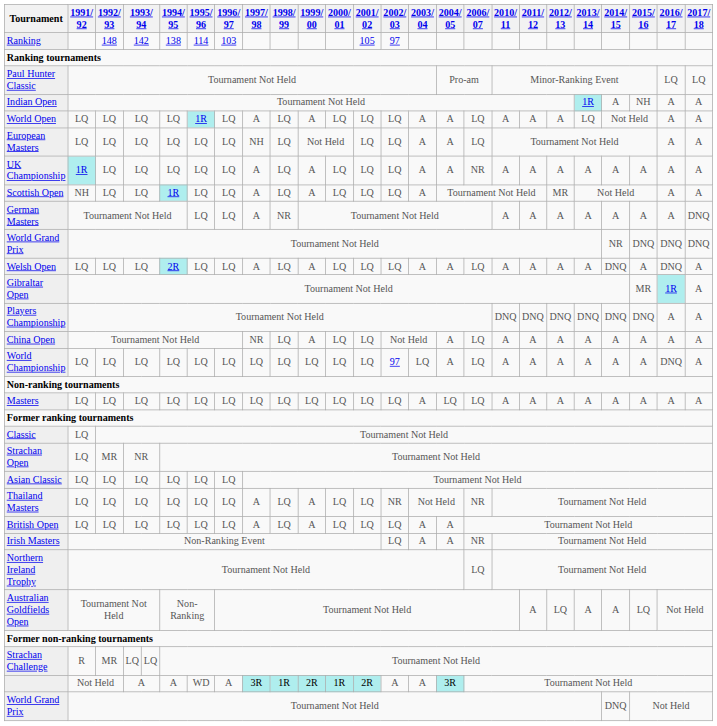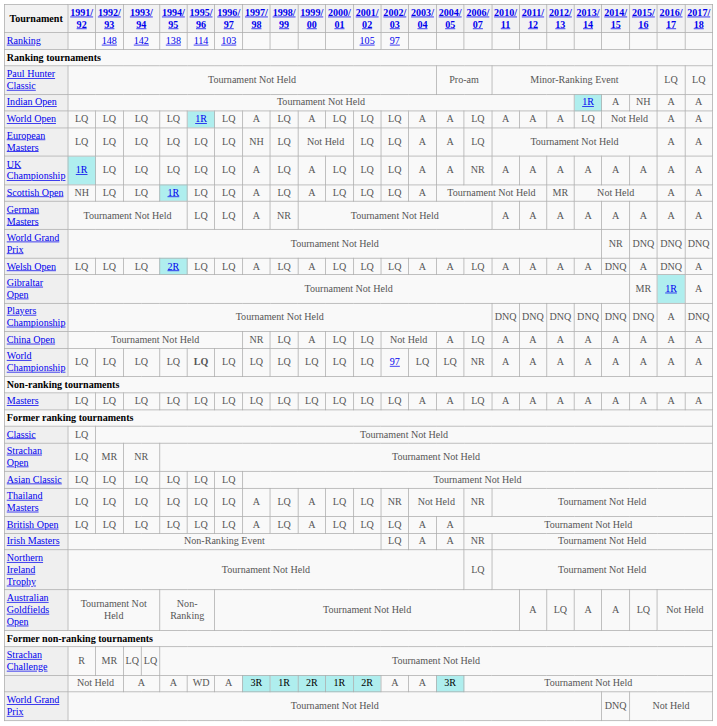(699, 215) DNQ -> (699, 215) A
(699, 317) A -> (699, 317) DNQ
(201, 362) normal -> (201, 362) bold
(450, 362) A -> (450, 362) LQ
(478, 362) LQ -> (478, 362) NR
(671, 362) DNQ -> (671, 362) A
(450, 401) LQ -> (450, 401) A
